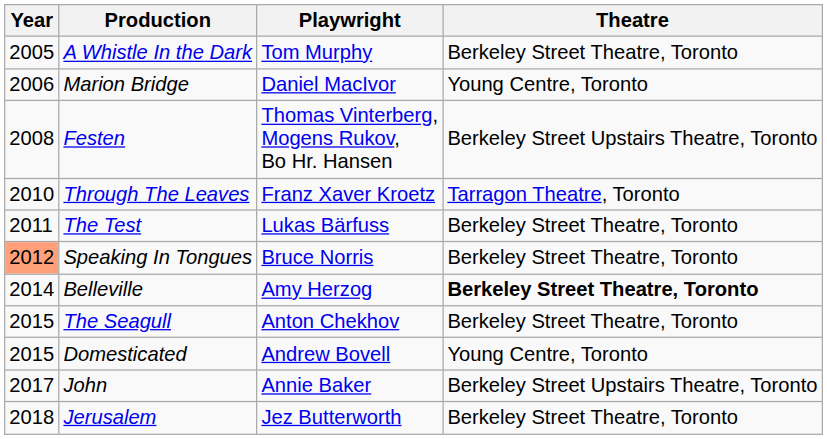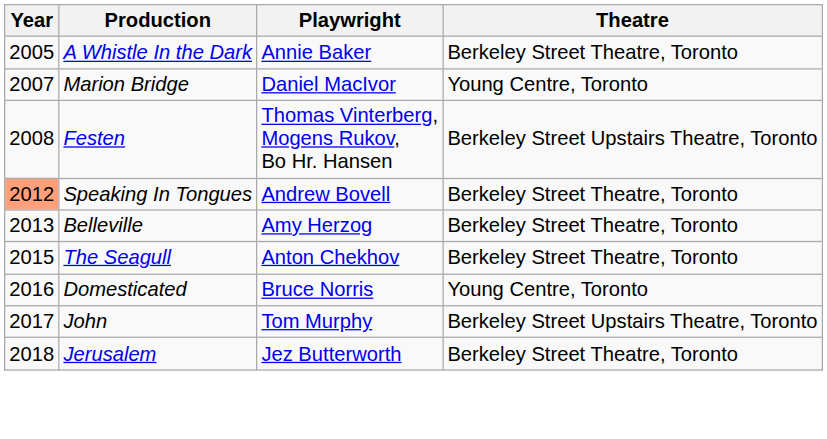(317, 52) Tom Murphy -> (316, 52) Annie Baker
(32, 84) 2006 -> (32, 84) 2007
- row: (156, 193)
- row: (102, 225)
(317, 257) Bruce Norris -> (326, 193) Andrew Bovell
(32, 289) 2014 -> (32, 225) 2013
(603, 289) bold -> (593, 225) normal
(32, 353) 2015 -> (32, 289) 2016
(326, 353) Andrew Bovell -> (317, 289) Bruce Norris
(316, 385) Annie Baker -> (317, 321) Tom Murphy
